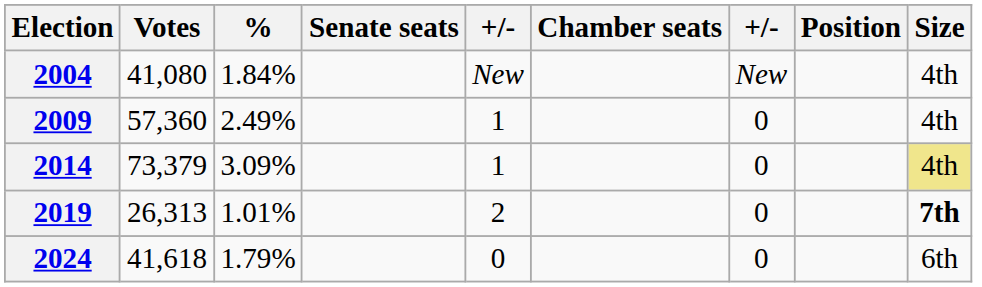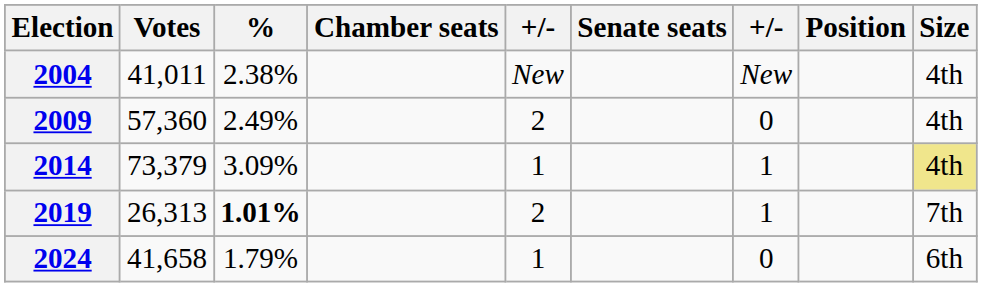columns swapped: (630, 27) <-> (384, 27)
(167, 73) 41,080 -> (167, 73) 41,011
(258, 73) 1.84% -> (260, 73) 2.38%
(498, 119) 1 -> (538, 119) 2
(761, 166) 0 -> (766, 166) 1
(258, 212) normal -> (261, 212) bold
(761, 212) 0 -> (766, 212) 1
(940, 212) bold -> (944, 212) normal
(167, 258) 41,618 -> (167, 258) 41,658
(498, 258) 0 -> (538, 258) 1
